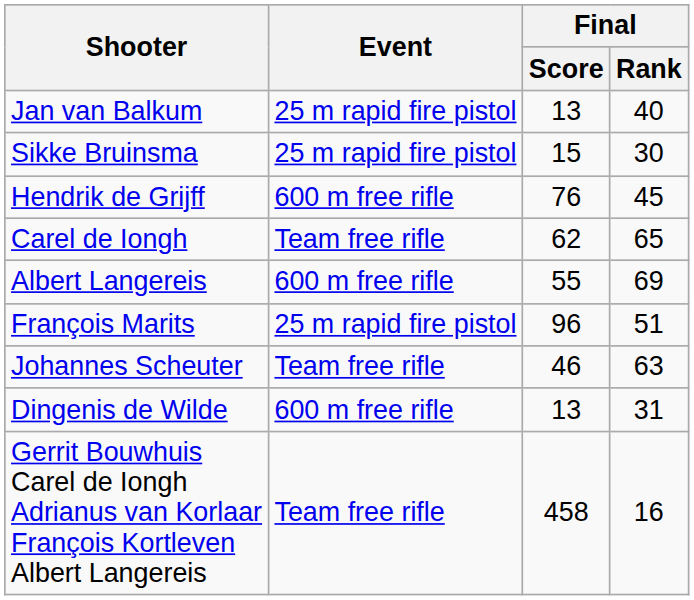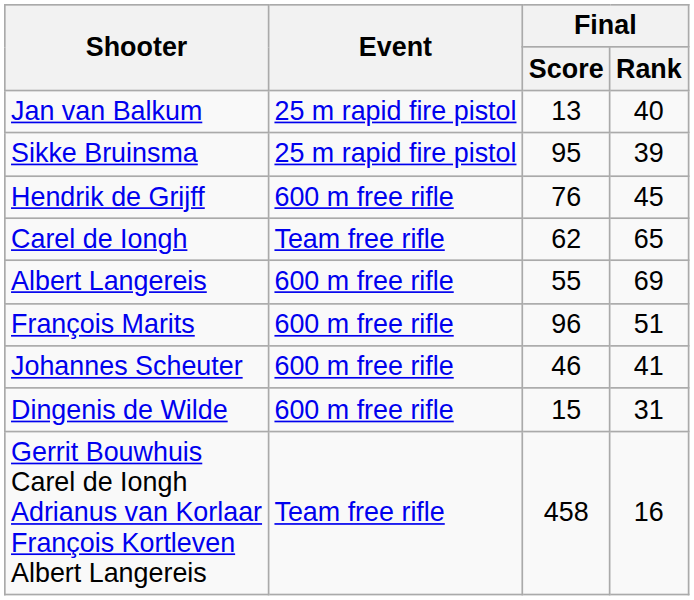(566, 153) 15 -> (566, 153) 95
(649, 153) 30 -> (649, 153) 39
(395, 324) 25 m rapid fire pistol -> (364, 324) 600 m free rifle
(360, 366) Team free rifle -> (364, 366) 600 m free rifle
(649, 366) 63 -> (649, 366) 41
(566, 409) 13 -> (566, 409) 15
